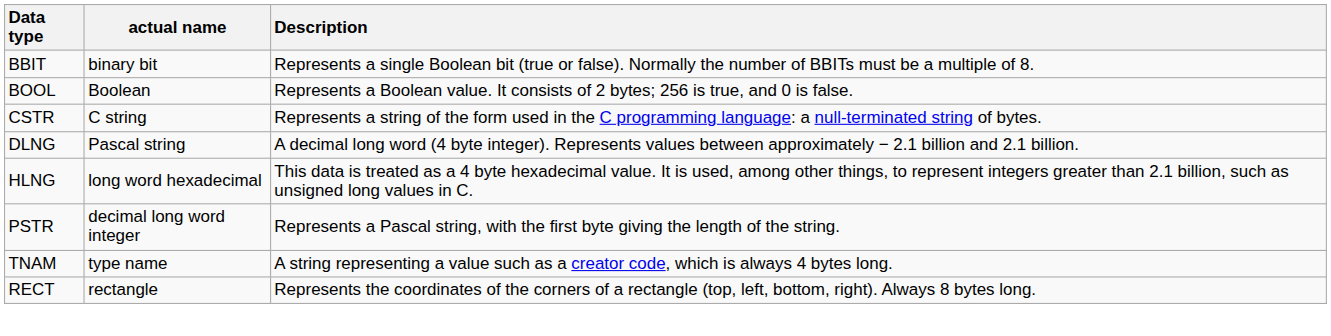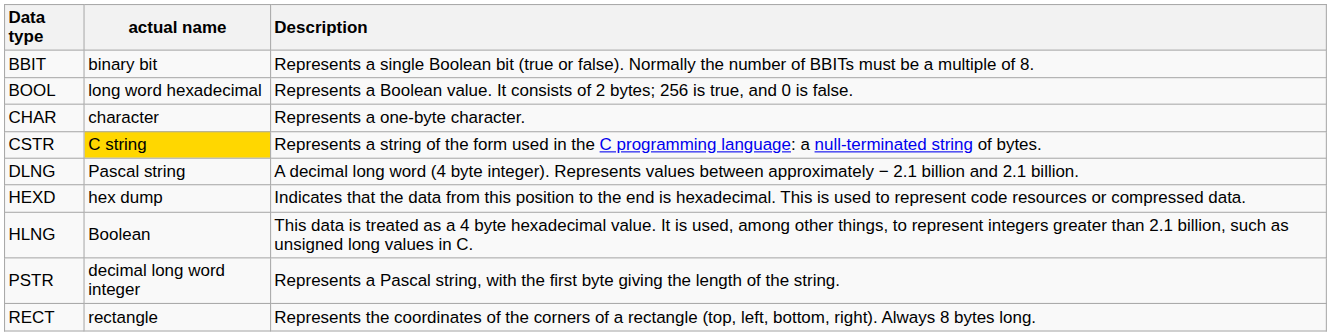(119, 90) Boolean -> (175, 90) long word hexadecimal
+ row: (32, 117)
(117, 117) no background -> (117, 144) gold background
+ row: (32, 198)
(175, 181) long word hexadecimal -> (119, 234) Boolean
- row: (32, 263)
